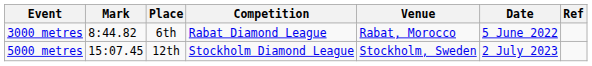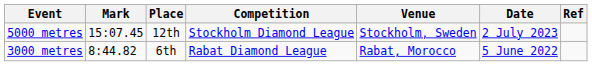rows swapped: (45, 32) <-> (45, 51)
